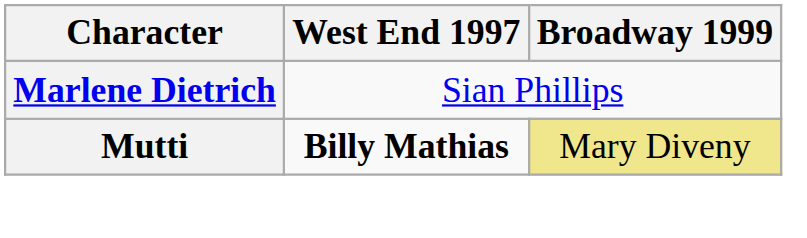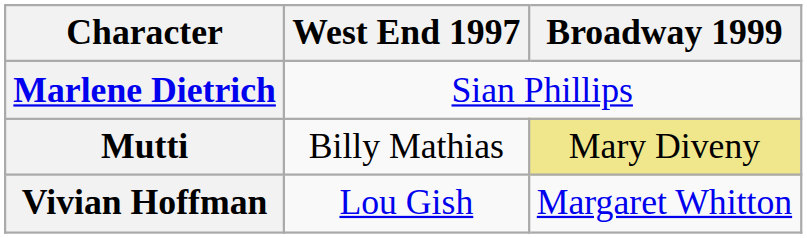(406, 145) bold -> (406, 145) normal
+ row: (145, 202)
